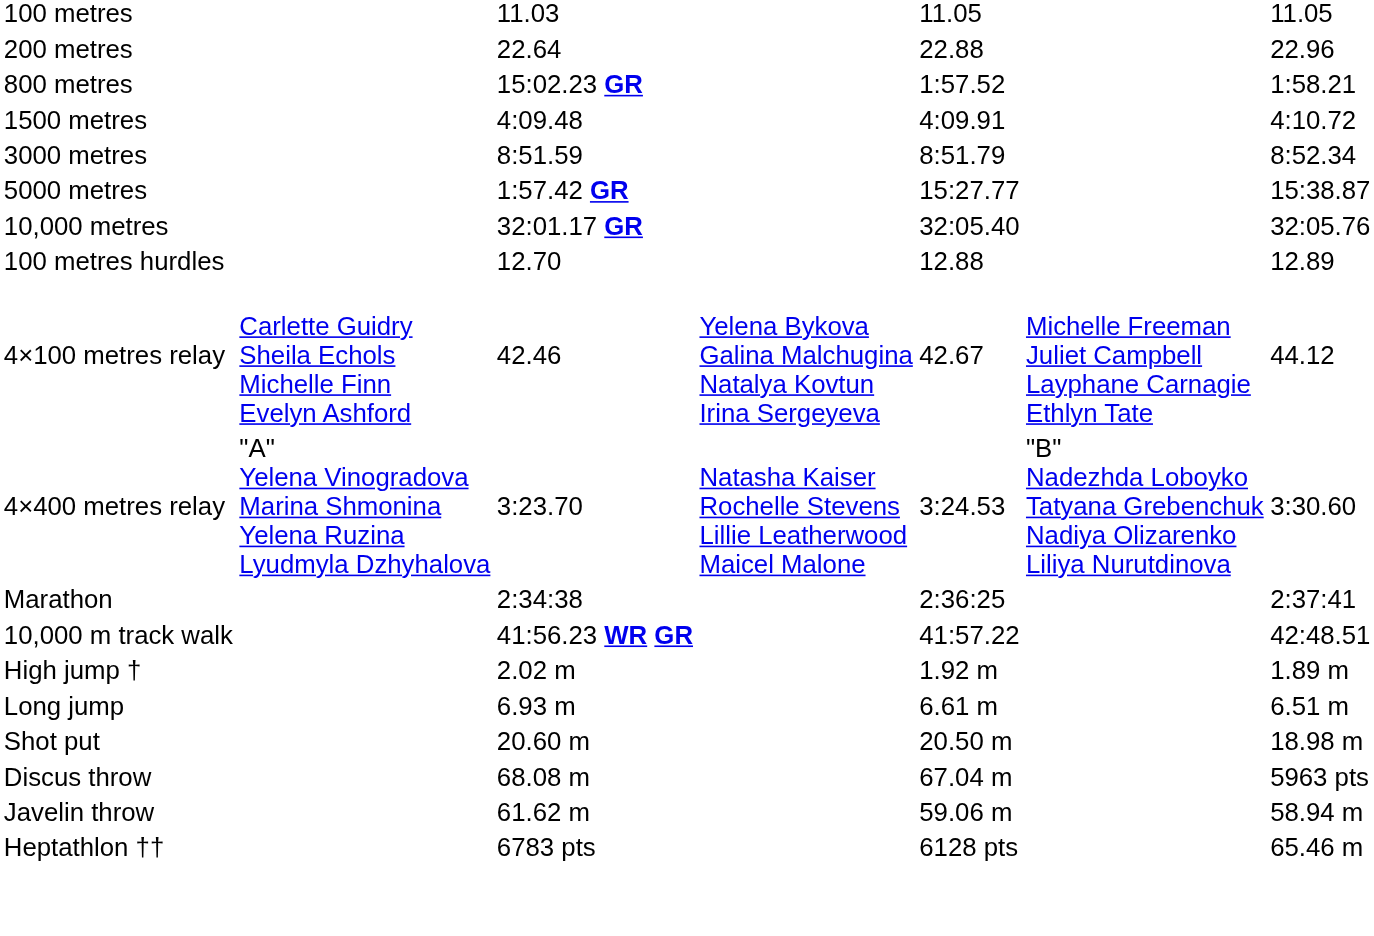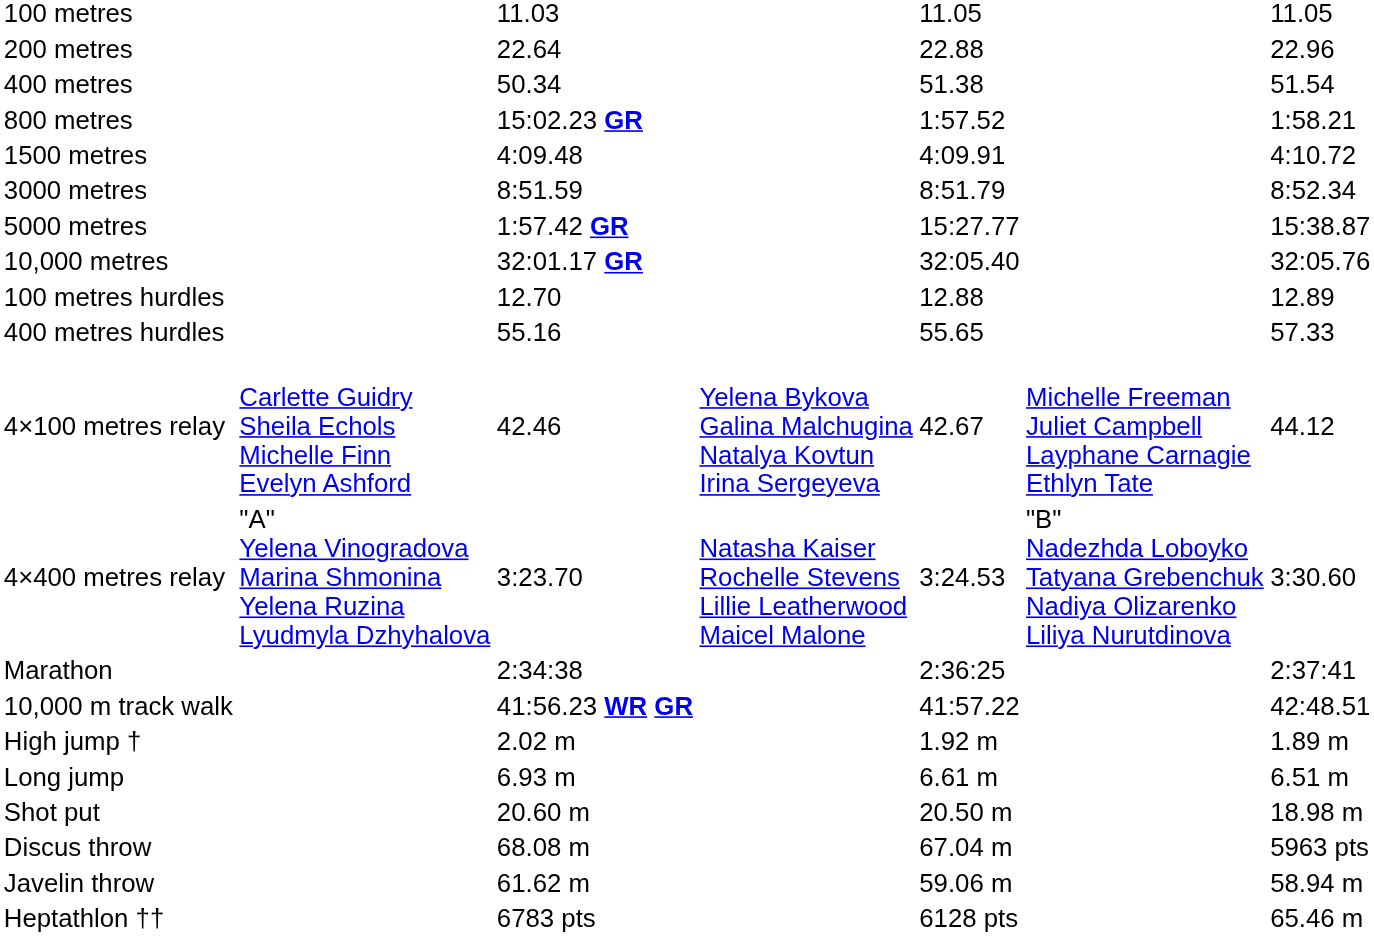+ row: (68, 84)
+ row: (114, 332)
